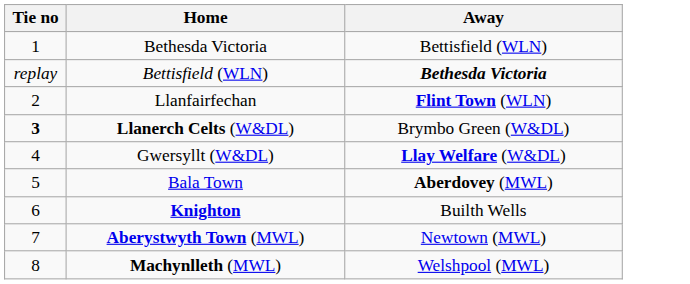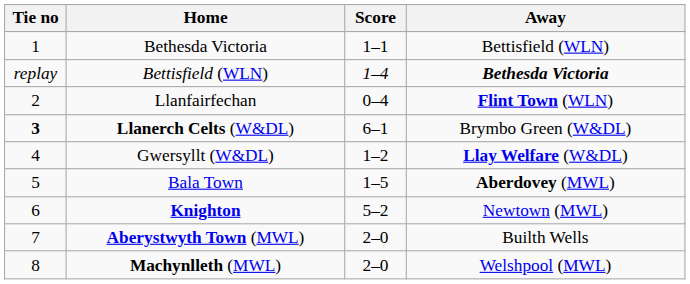+ column: (375, 18)
(483, 210) Builth Wells -> (545, 210) Newtown (MWL)
(483, 237) Newtown (MWL) -> (545, 237) Builth Wells
